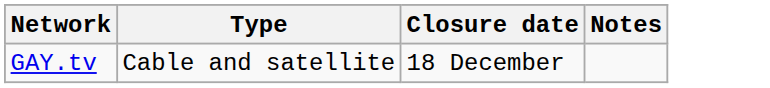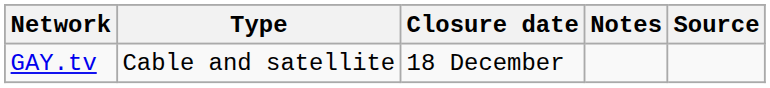+ column: (717, 24)
